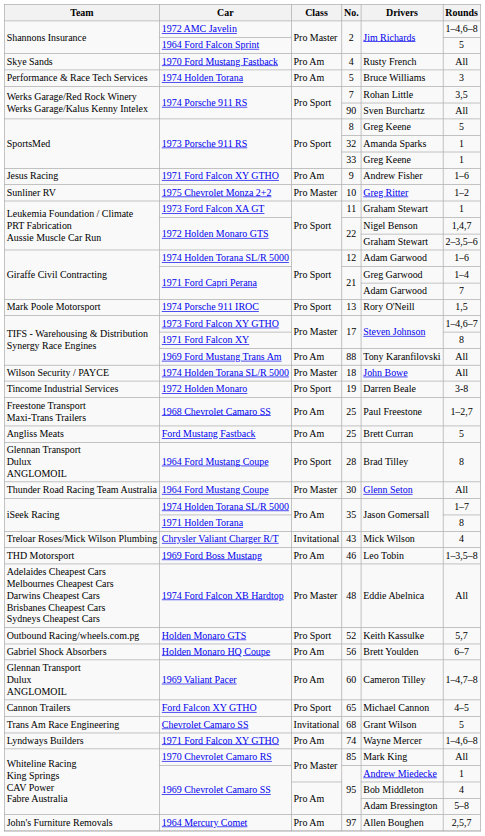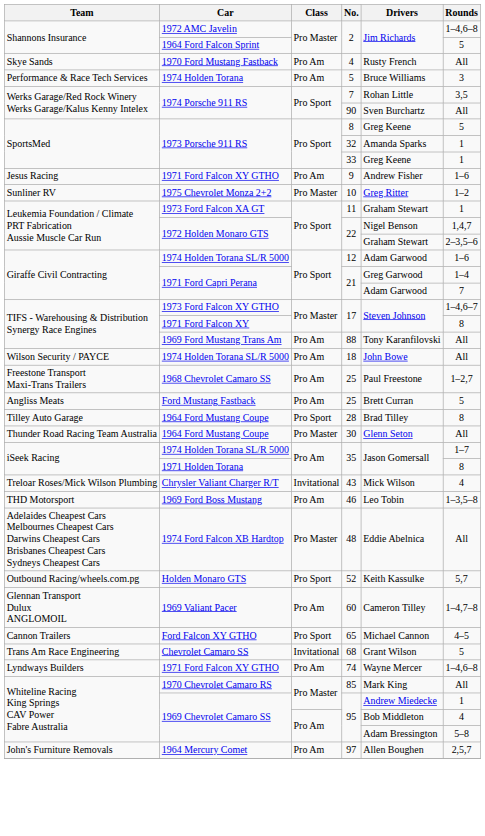- row: (210, 308)
(316, 373) Pro Master -> (309, 357) Pro Am
- row: (205, 389)
(44, 462) Glennan Transport Dulux ANGLOMOIL -> (45, 418) Tilley Auto Garage
- row: (216, 652)
